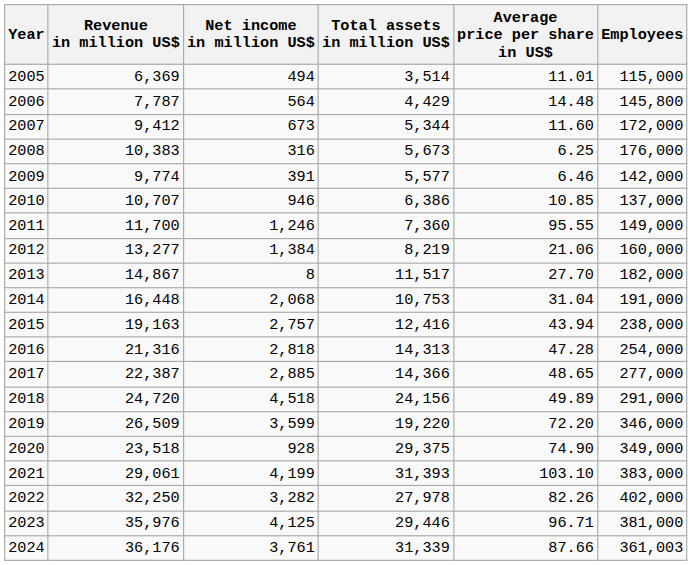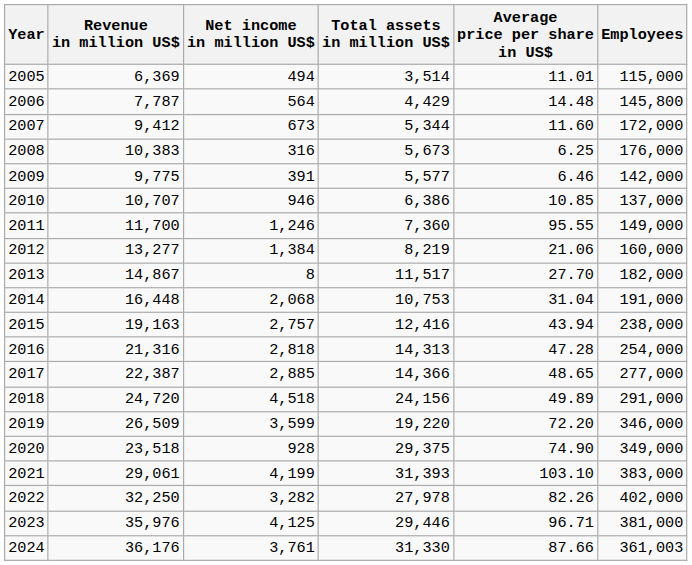(157, 176) 9,774 -> (157, 176) 9,775
(422, 548) 31,339 -> (422, 548) 31,330
